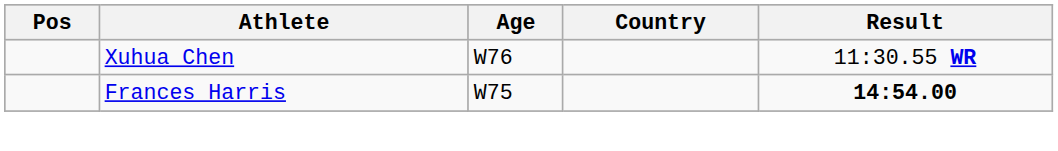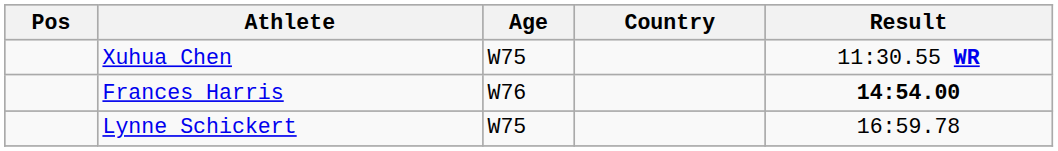(493, 58) W76 -> (507, 58) W75
(493, 93) W75 -> (507, 93) W76
+ row: (200, 128)
